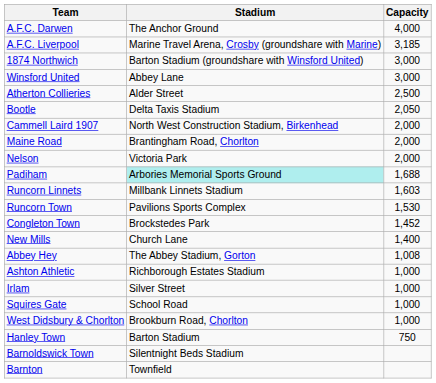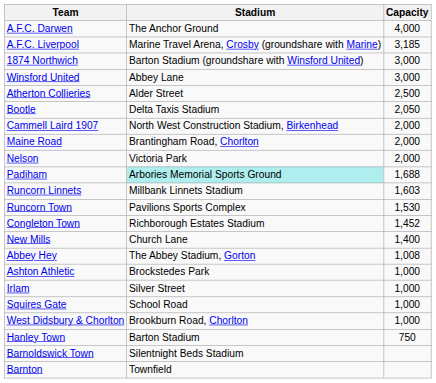(169, 223) Brockstedes Park -> (197, 223) Richborough Estates Stadium
(197, 272) Richborough Estates Stadium -> (169, 272) Brockstedes Park
